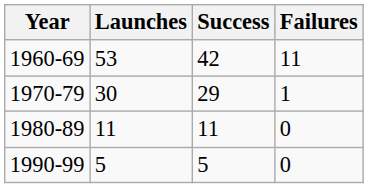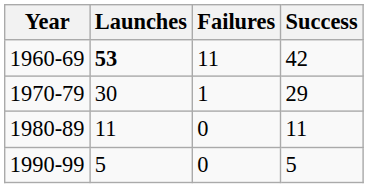columns swapped: (233, 22) <-> (319, 22)
(106, 57) normal -> (106, 57) bold
